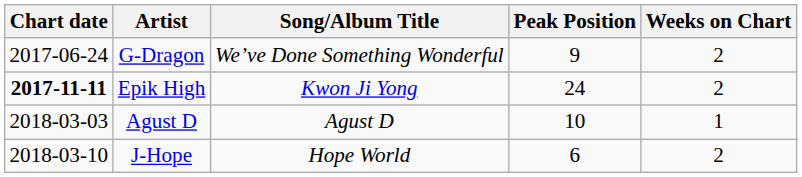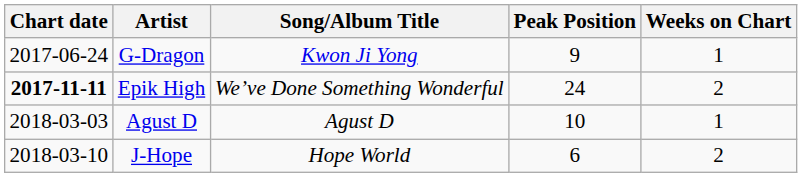(359, 54) We’ve Done Something Wonderful -> (359, 54) Kwon Ji Yong
(719, 54) 2 -> (719, 54) 1
(359, 88) Kwon Ji Yong -> (359, 88) We’ve Done Something Wonderful
